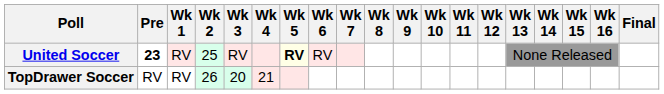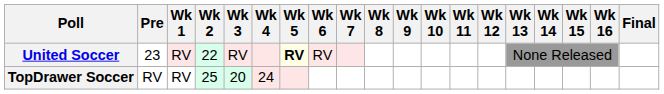(152, 54) bold -> (152, 54) normal
(209, 54) 25 -> (209, 54) 22
(209, 77) 26 -> (209, 77) 25
(266, 77) 21 -> (266, 77) 24
